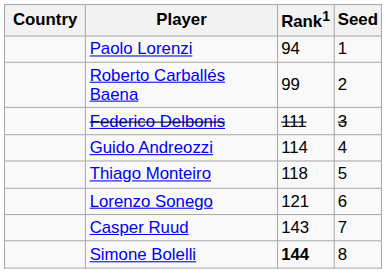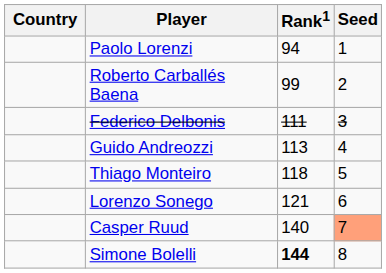(295, 147) 114 -> (295, 147) 113
(295, 227) 143 -> (295, 227) 140
(342, 227) no background -> (342, 227) lightsalmon background
